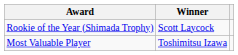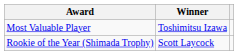rows swapped: (48, 43) <-> (80, 27)
